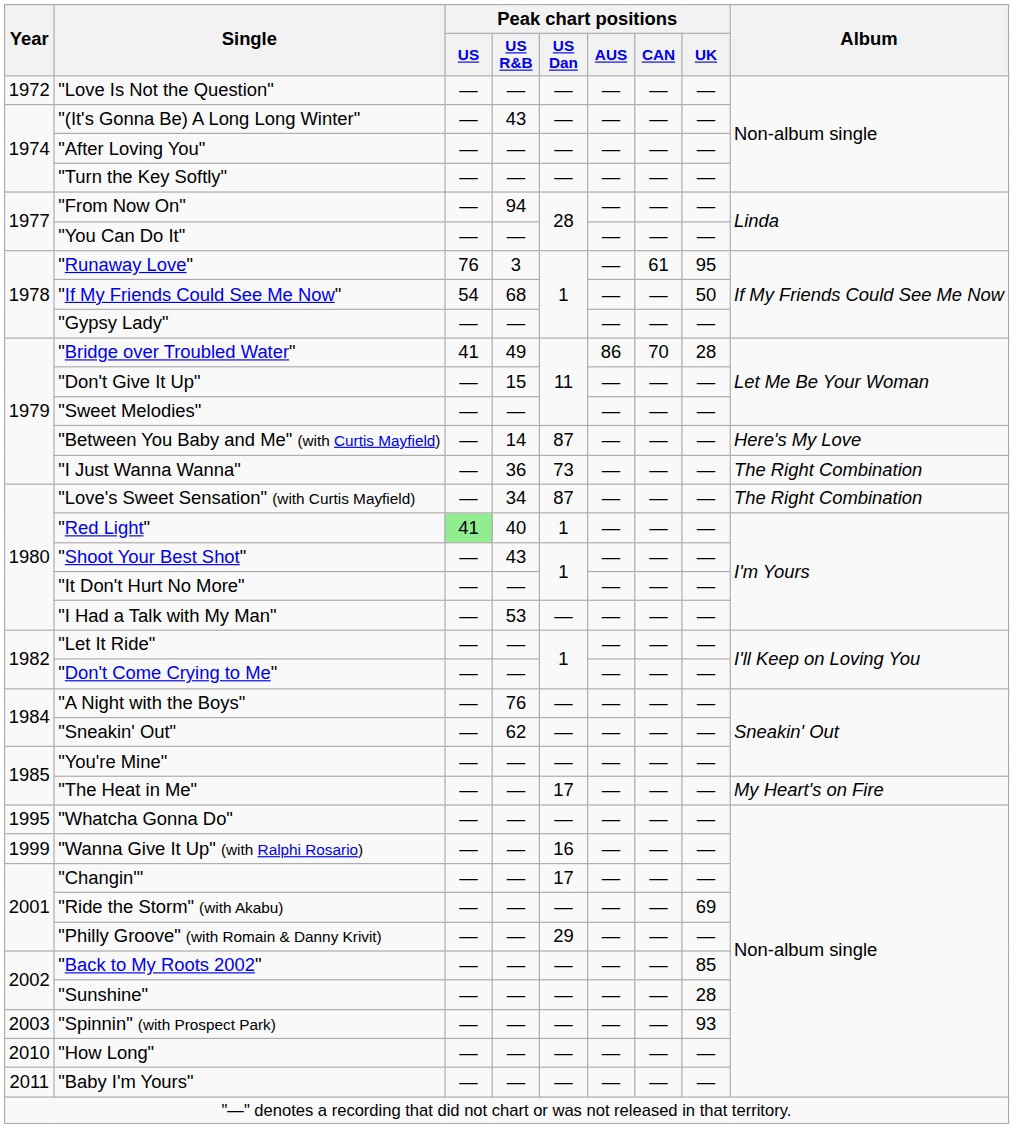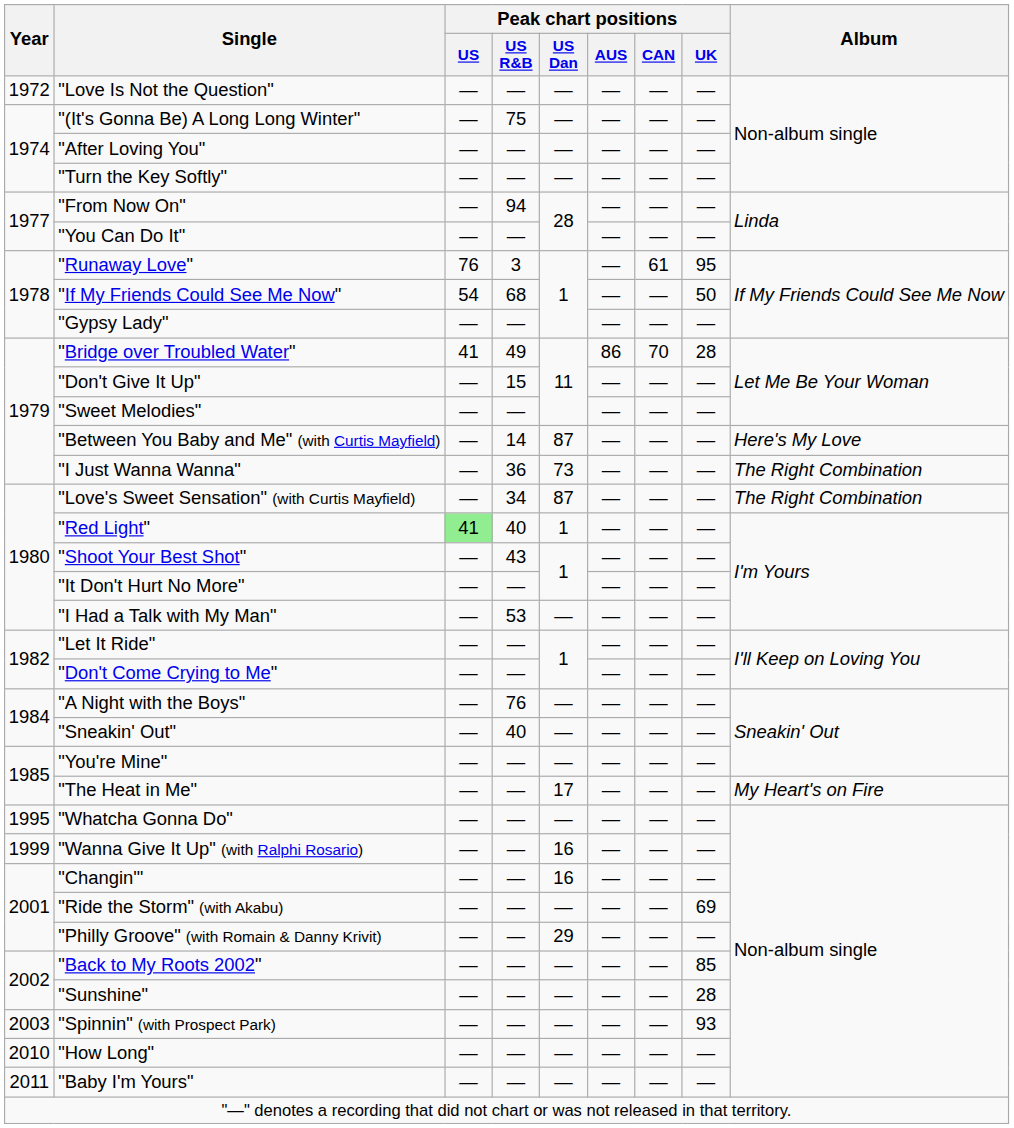(516, 119) 43 -> (516, 119) 75
(516, 732) 62 -> (516, 732) 40
(563, 877) 17 -> (563, 877) 16
